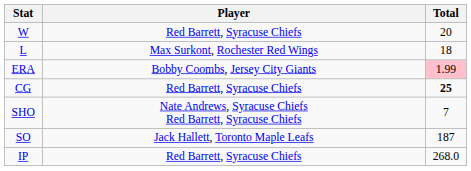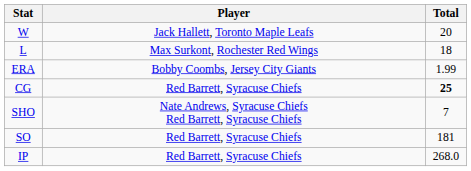(234, 32) Red Barrett, Syracuse Chiefs -> (234, 32) Jack Hallett, Toronto Maple Leafs
(446, 69) pink background -> (446, 69) no background
(234, 138) Jack Hallett, Toronto Maple Leafs -> (234, 138) Red Barrett, Syracuse Chiefs
(446, 138) 187 -> (446, 138) 181
